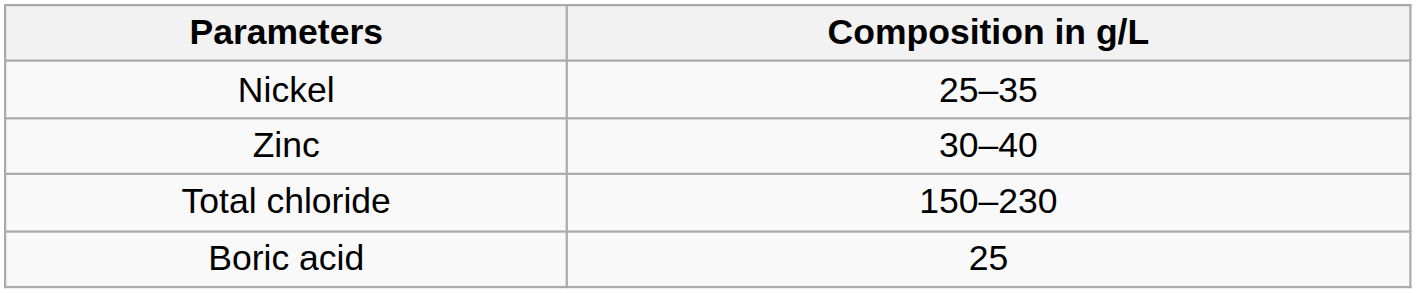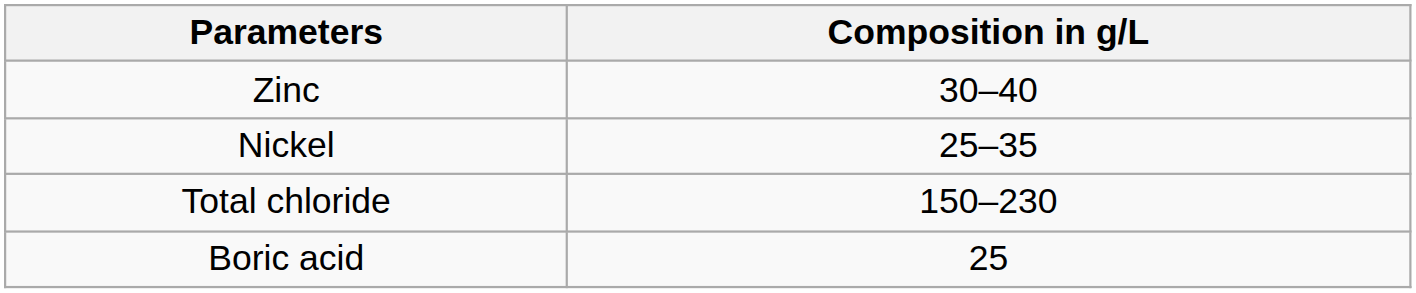rows swapped: (286, 145) <-> (286, 88)
